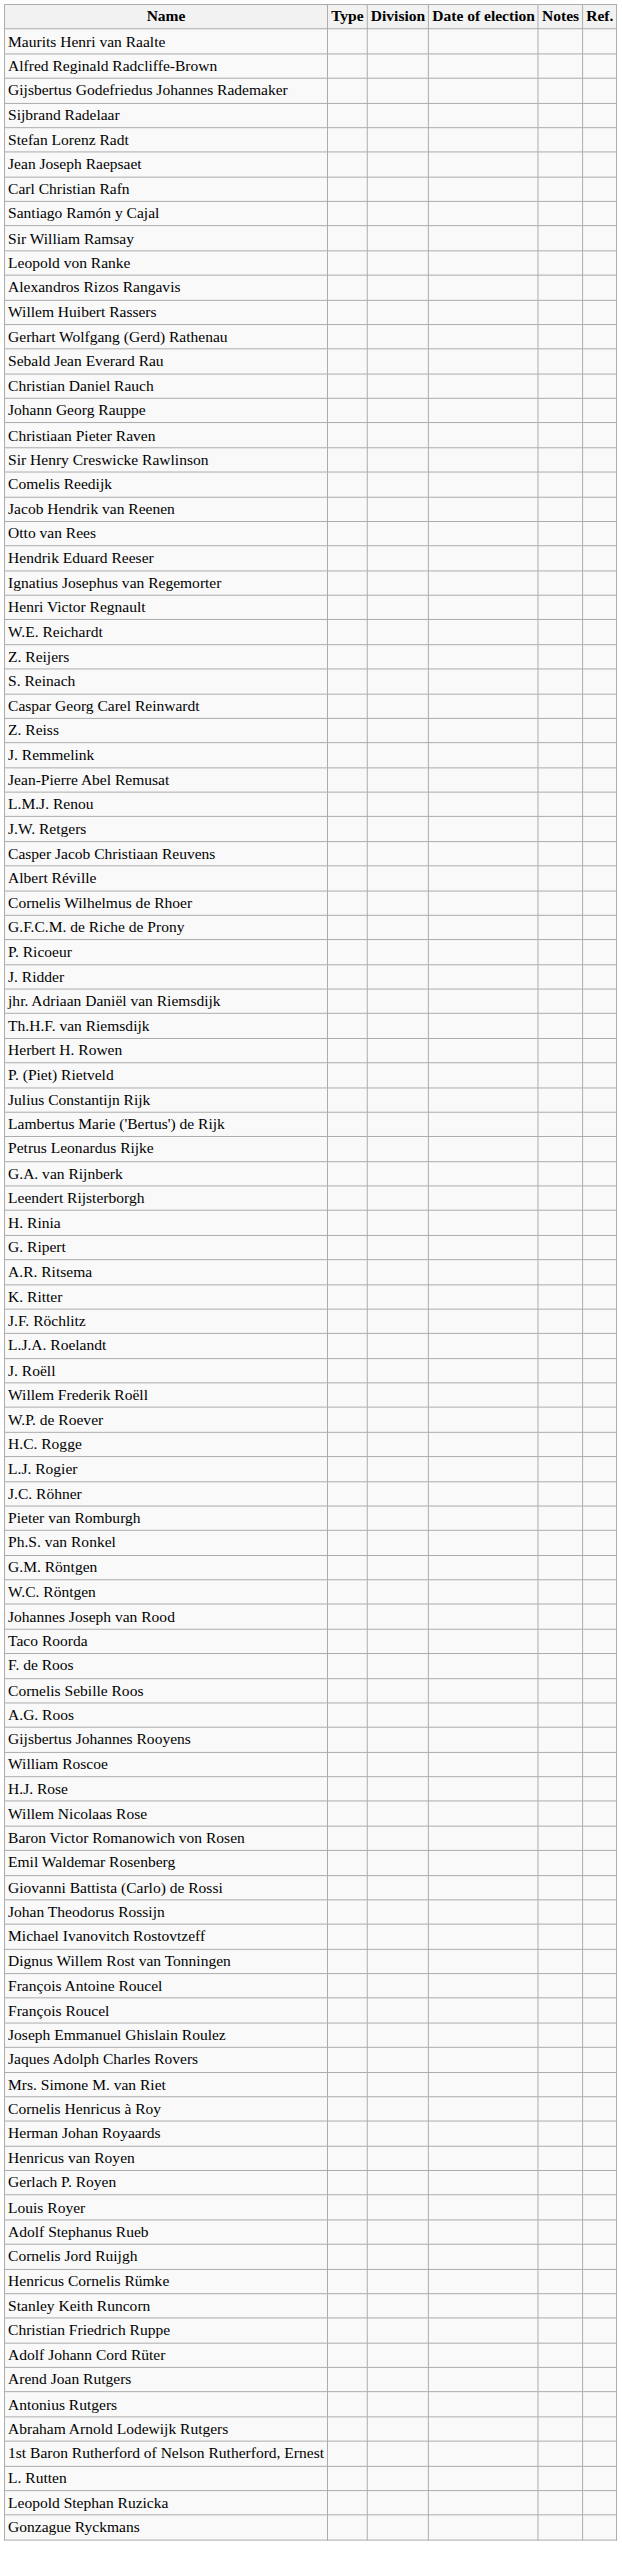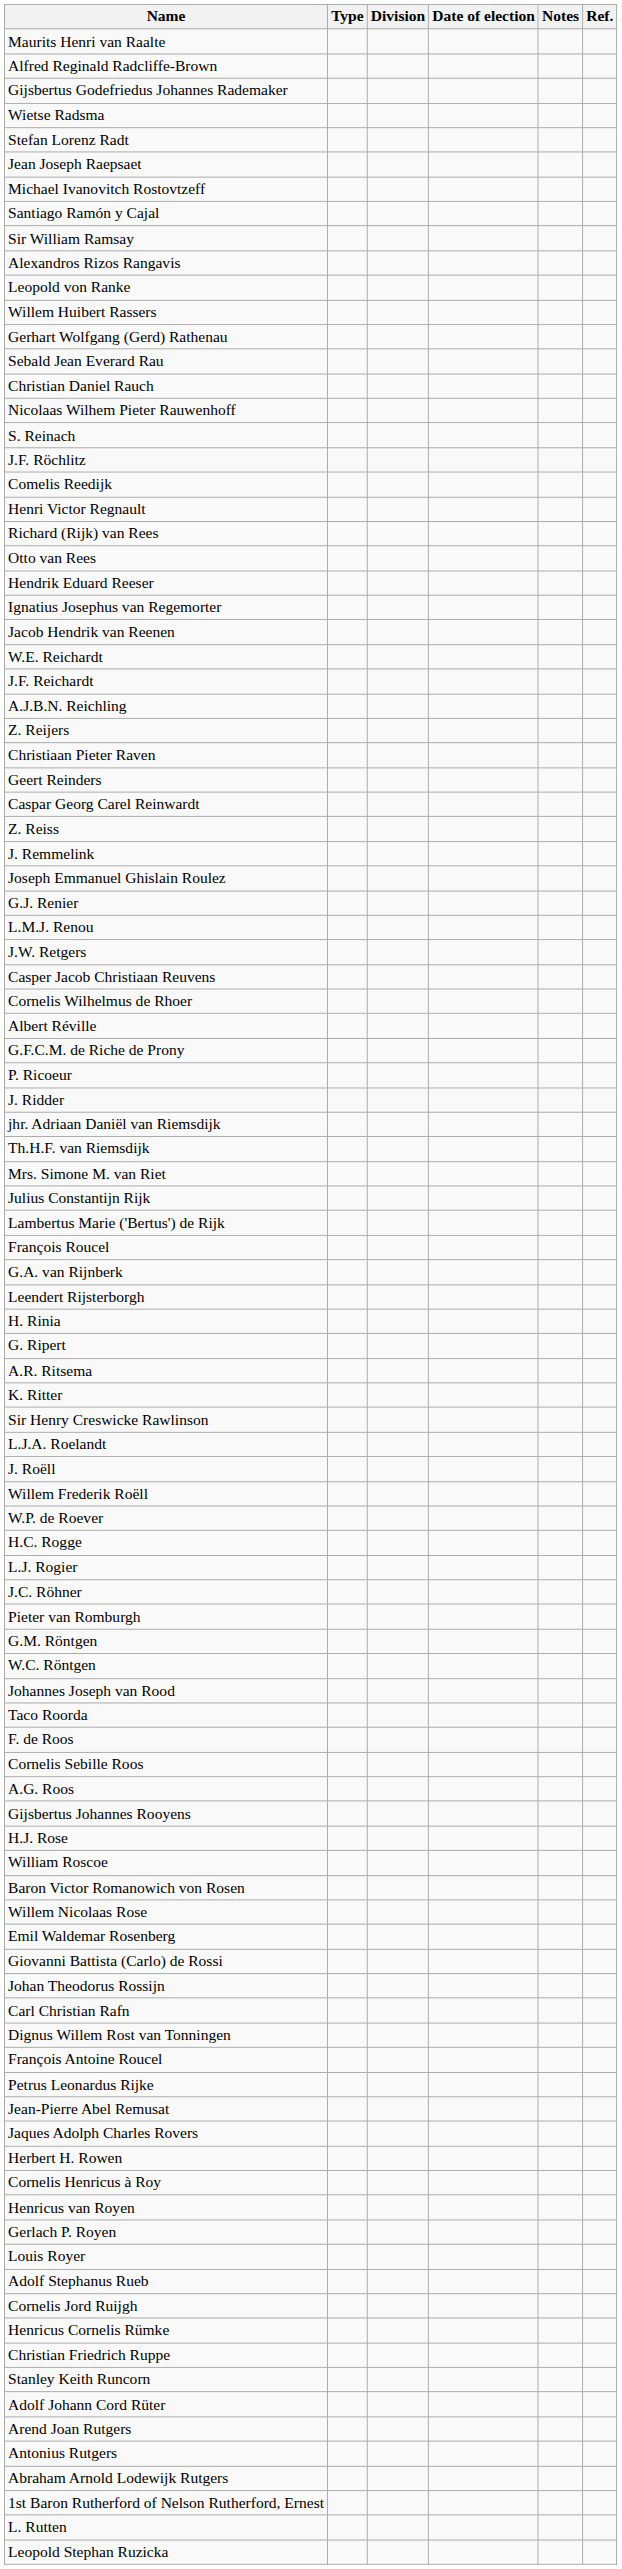- row: (64, 115)
+ row: (56, 115)
rows swapped: (69, 189) <-> (107, 1936)
rows swapped: (94, 287) <-> (69, 262)
- row: (77, 410)
+ row: (122, 410)
rows swapped: (82, 435) <-> (42, 681)
rows swapped: (108, 459) <-> (47, 1321)
rows swapped: (91, 509) <-> (77, 607)
+ row: (83, 533)
+ row: (51, 681)
+ row: (67, 705)
+ row: (55, 779)
rows swapped: (89, 779) <-> (117, 2035)
+ row: (43, 902)
rows swapped: (52, 878) <-> (100, 902)
rows swapped: (87, 2084) <-> (65, 1050)
- row: (61, 1075)
rows swapped: (81, 1149) <-> (59, 2010)
- row: (62, 1542)
rows swapped: (58, 1764) <-> (38, 1788)
rows swapped: (78, 1813) <-> (126, 1838)
- row: (84, 2133)
rows swapped: (79, 2305) <-> (89, 2330)
- row: (74, 2527)
